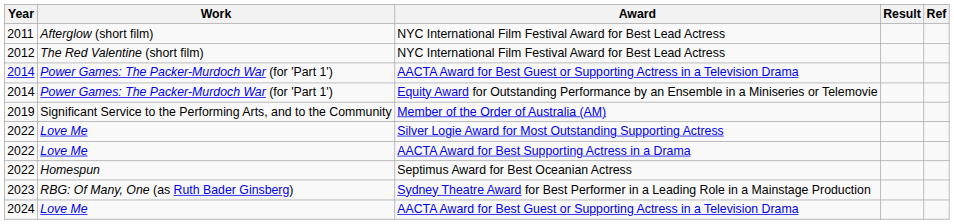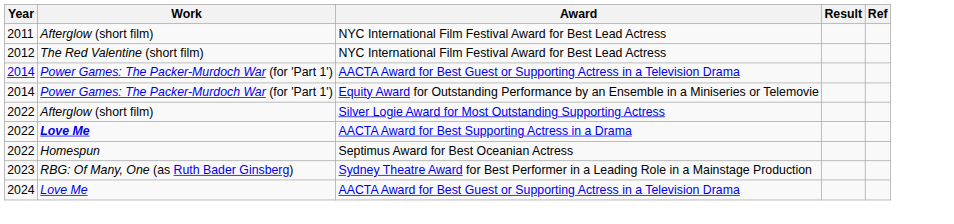- row: (21, 111)
(64, 131) Love Me -> (97, 111) Afterglow (short film)
(64, 151) normal -> (65, 131) bold
